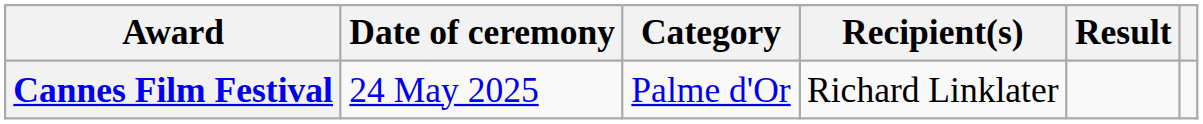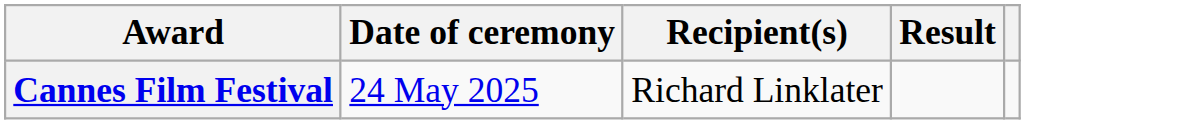- column: (711, 32)
